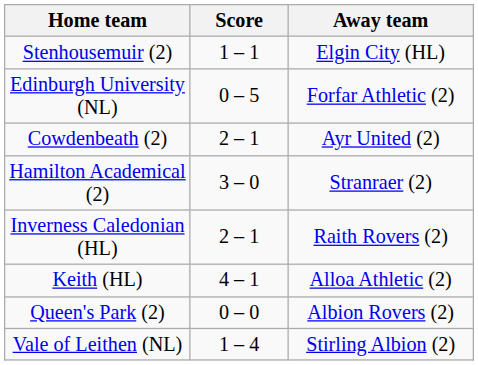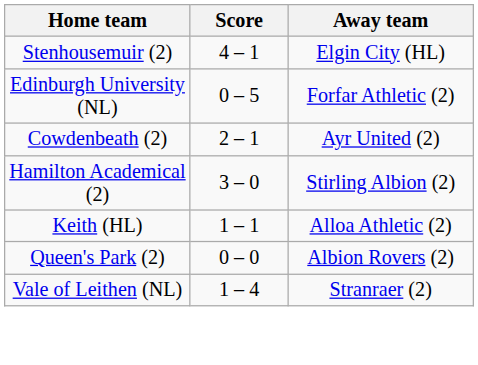(239, 52) 1 – 1 -> (239, 52) 4 – 1
(381, 182) Stranraer (2) -> (381, 182) Stirling Albion (2)
- row: (97, 237)
(239, 280) 4 – 1 -> (239, 225) 1 – 1
(381, 344) Stirling Albion (2) -> (381, 289) Stranraer (2)
